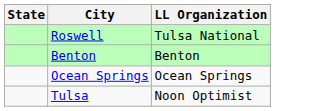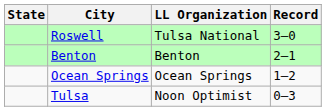+ column: (296, 15)
